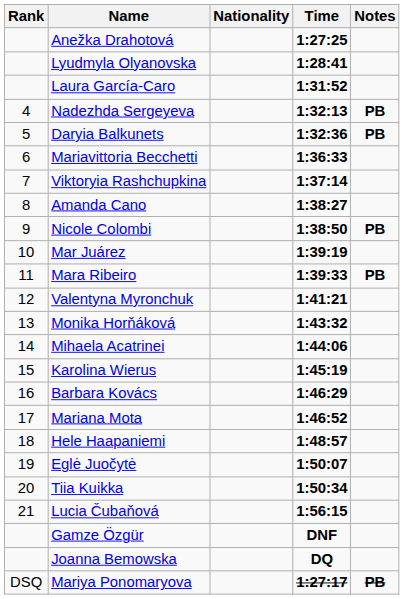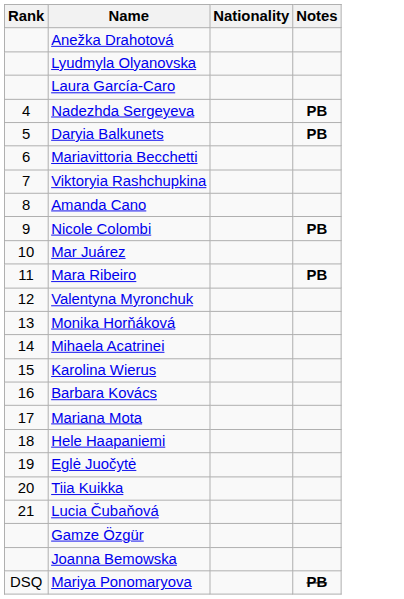- column: (322, 16)
